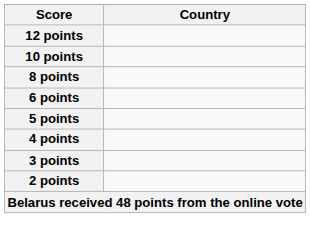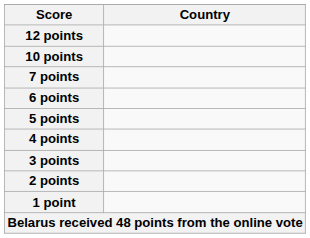- row: (54, 77)
+ row: (54, 77)
+ row: (54, 202)
